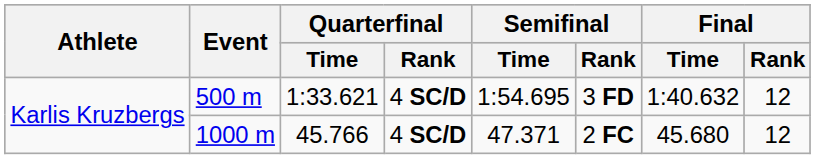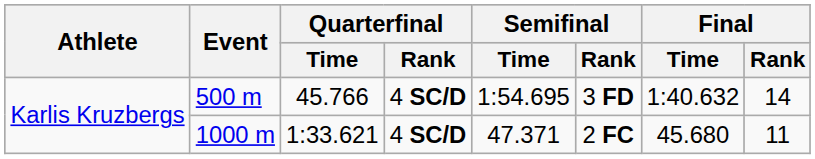(332, 97) 1:33.621 -> (332, 97) 45.766
(778, 97) 12 -> (778, 97) 14
(332, 134) 45.766 -> (332, 134) 1:33.621
(778, 134) 12 -> (778, 134) 11
